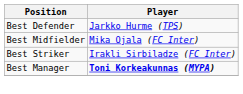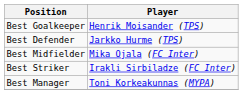+ row: (46, 26)
(152, 68) bold -> (152, 82) normal
